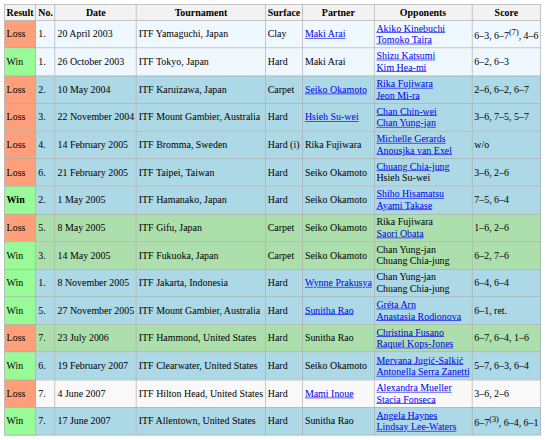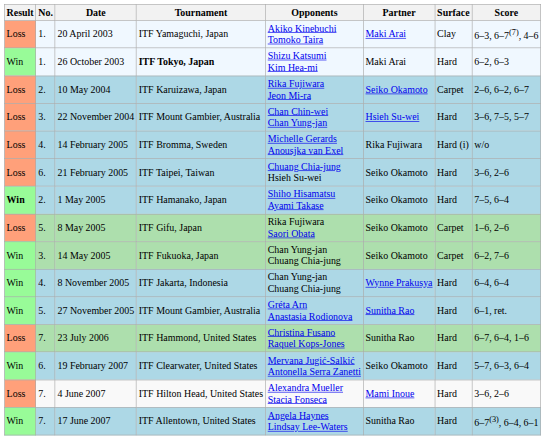columns swapped: (284, 12) <-> (423, 12)
(174, 61) normal -> (177, 61) bold
(42, 282) 1. -> (42, 282) 4.
